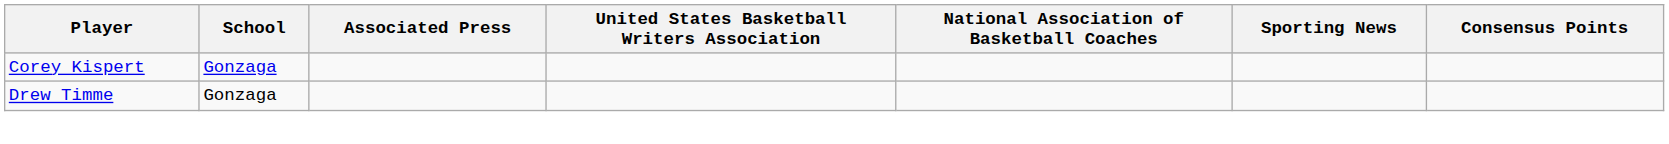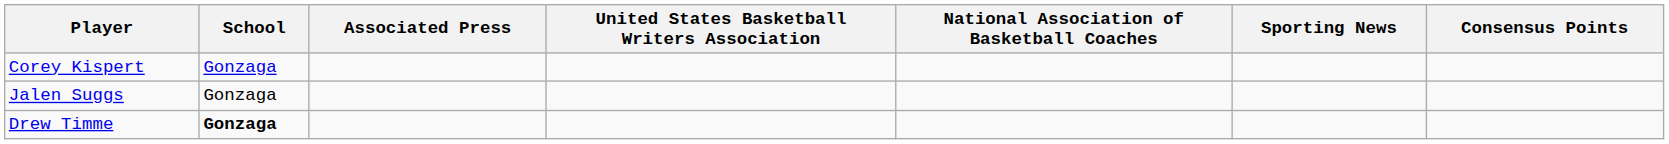+ row: (66, 96)
(240, 96) normal -> (240, 124) bold
